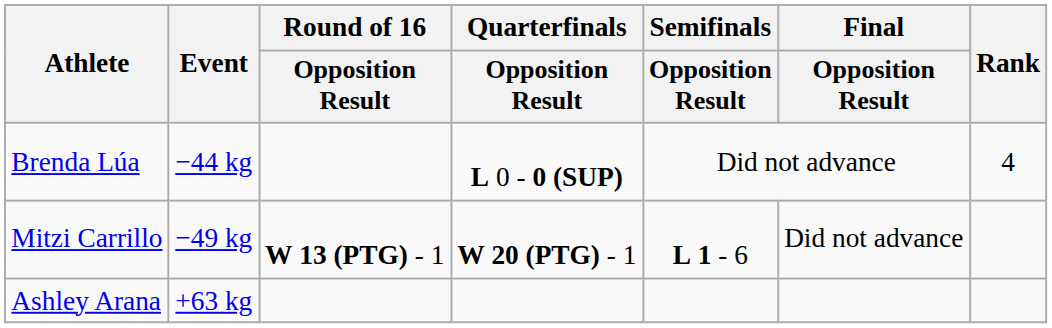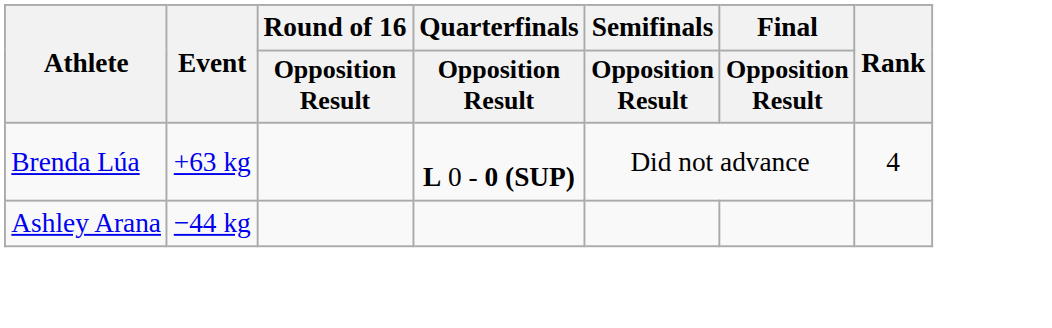(214, 161) −44 kg -> (212, 161) +63 kg
- row: (87, 239)
(214, 300) +63 kg -> (212, 223) −44 kg
